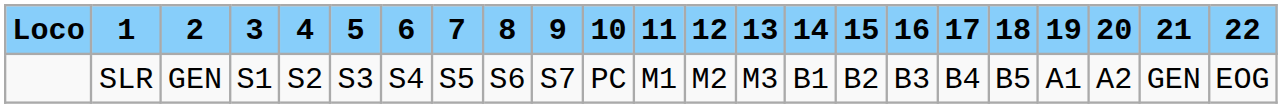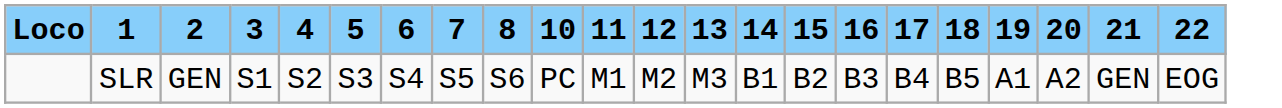- column: (558, 30)
